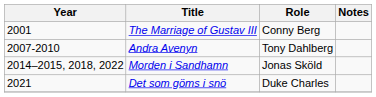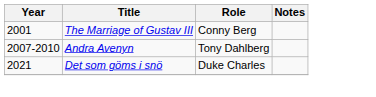- row: (178, 65)
